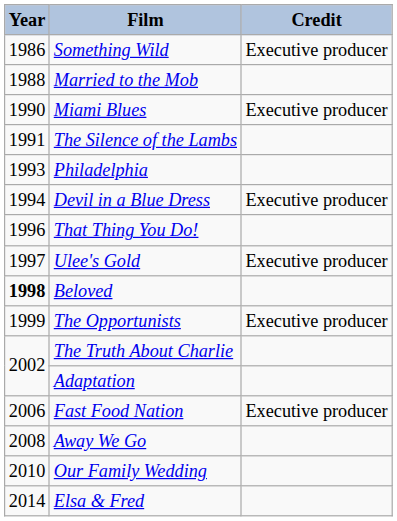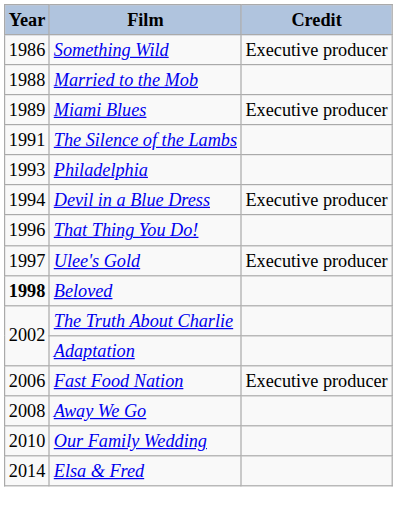(27, 109) 1990 -> (27, 109) 1989
- row: (117, 320)
